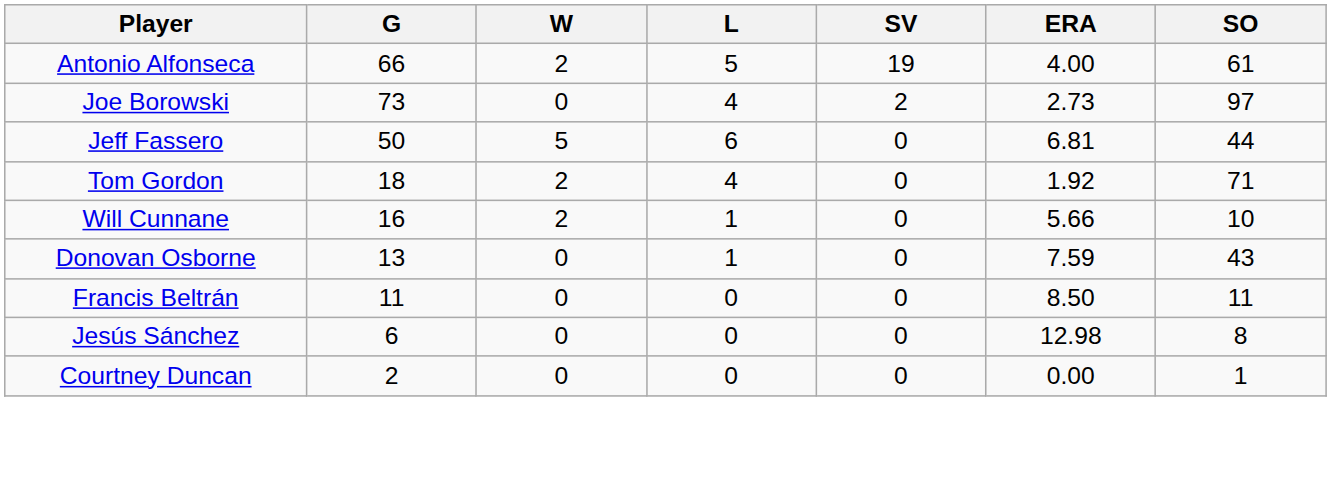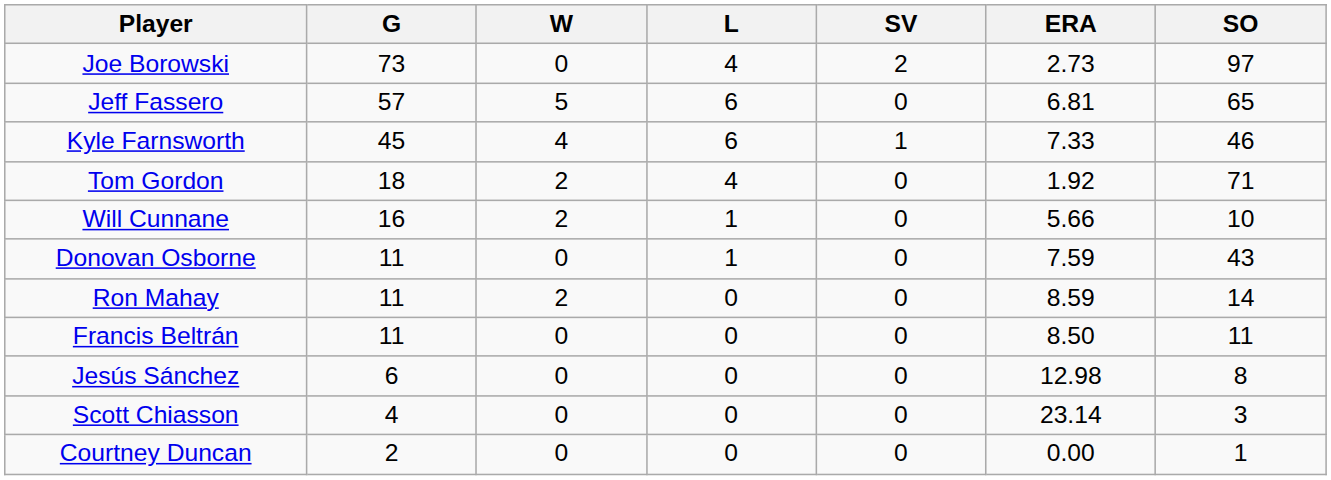- row: (156, 63)
(392, 141) 50 -> (392, 102) 57
(1241, 141) 44 -> (1241, 102) 65
+ row: (156, 141)
(392, 258) 13 -> (392, 258) 11
+ row: (156, 297)
+ row: (156, 414)
